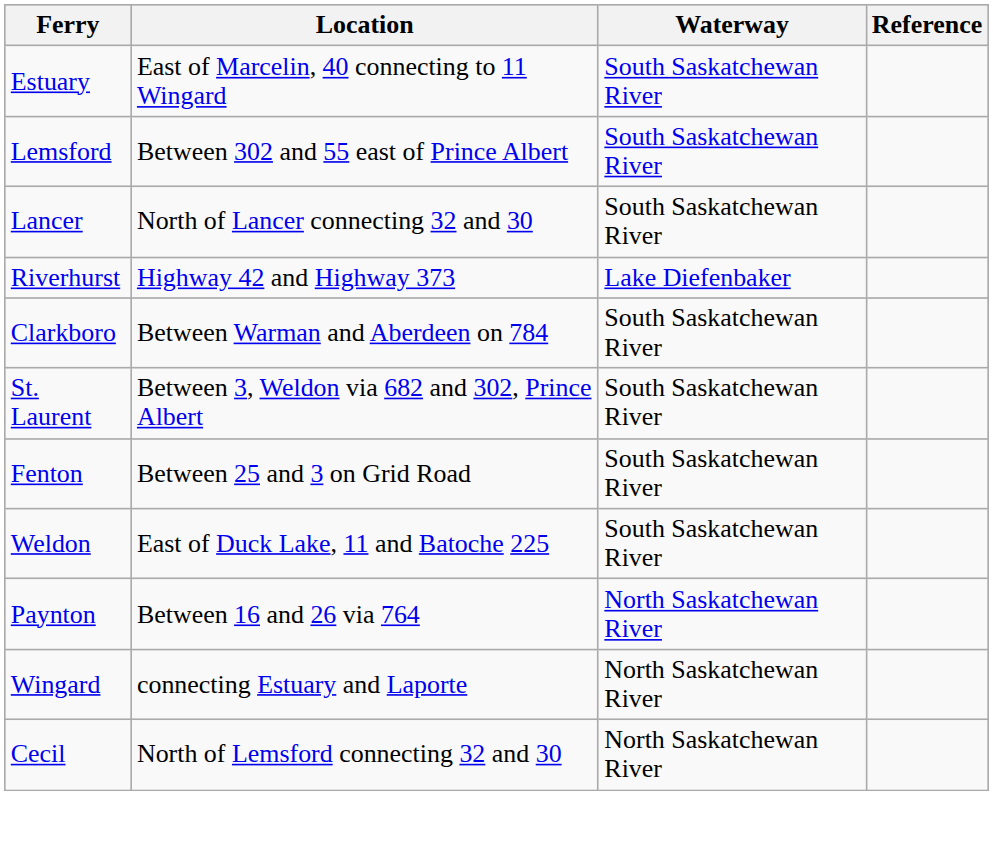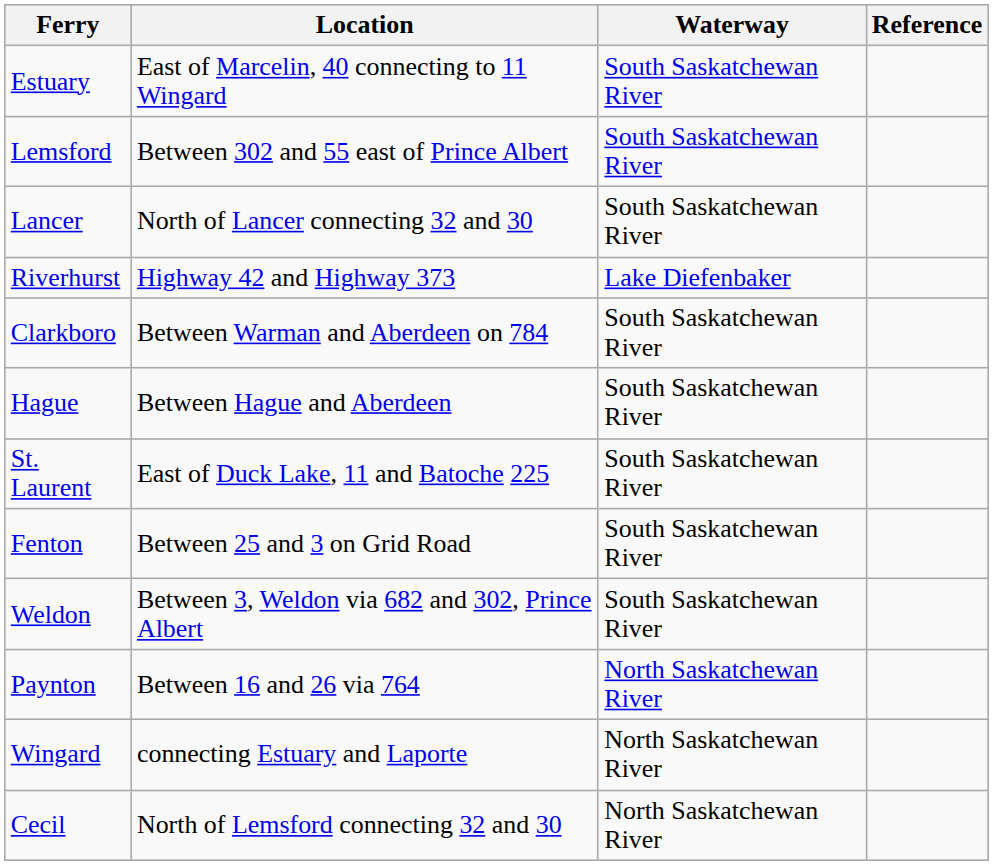+ row: (45, 402)
(364, 402) Between 3, Weldon via 682 and 302, Prince Albert -> (343, 473) East of Duck Lake, 11 and Batoche 225
(343, 543) East of Duck Lake, 11 and Batoche 225 -> (364, 613) Between 3, Weldon via 682 and 302, Prince Albert
